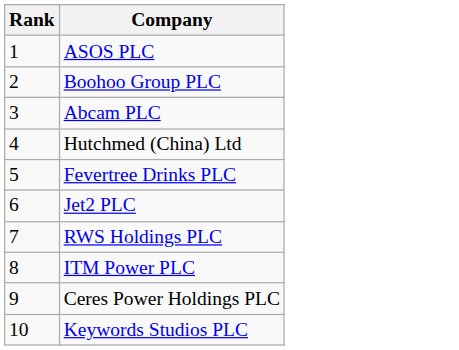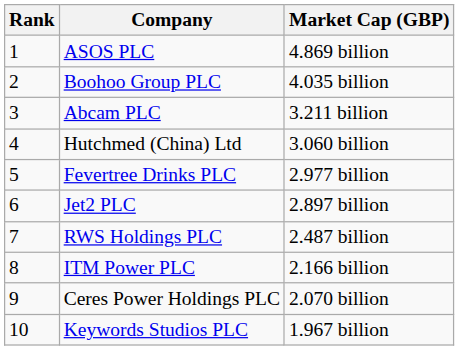+ column: (369, 19)
